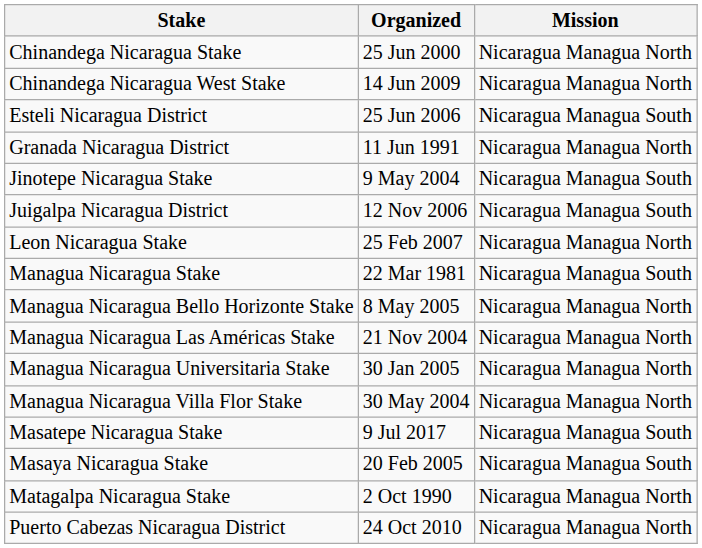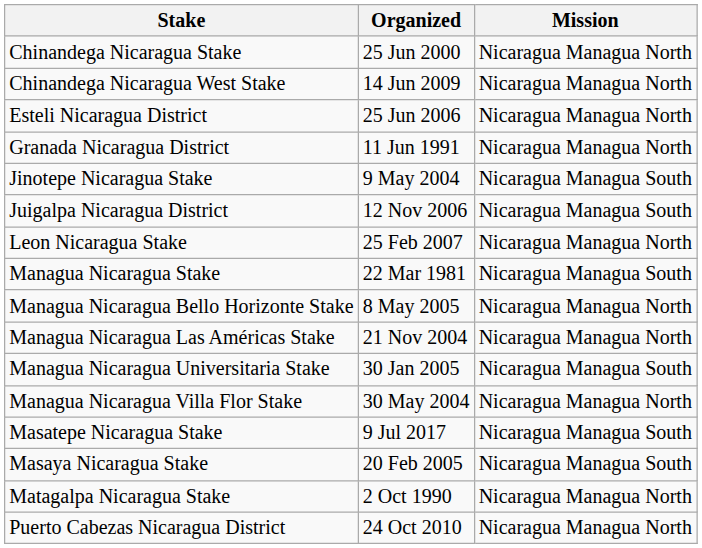(585, 115) Nicaragua Managua South -> (585, 115) Nicaragua Managua North
(585, 369) Nicaragua Managua North -> (585, 369) Nicaragua Managua South
